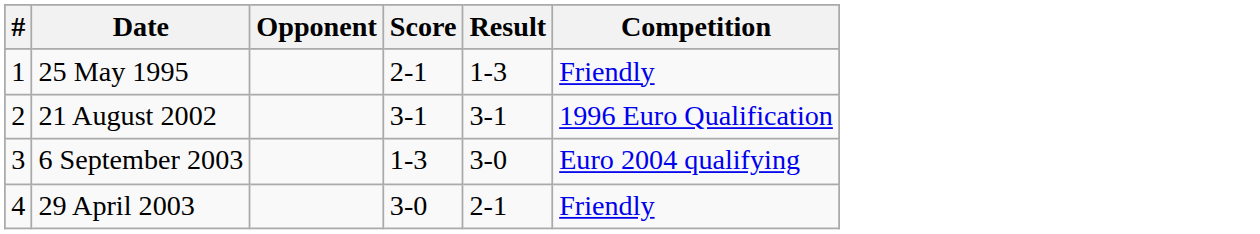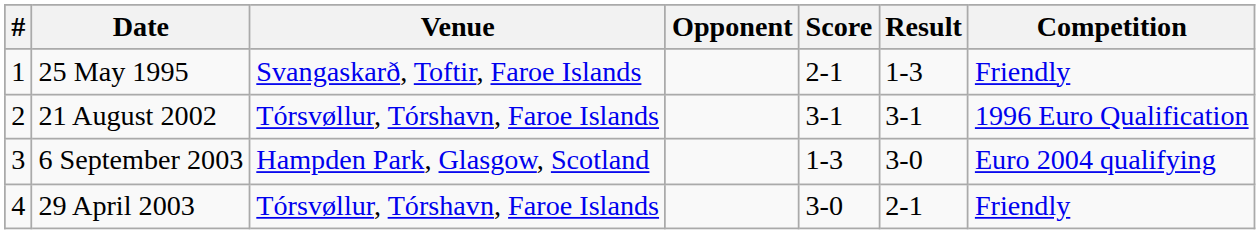+ column: (458, 26)
